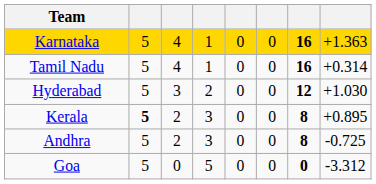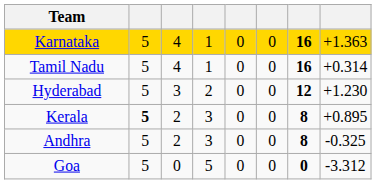(345, 91) +1.030 -> (345, 91) +1.230
(345, 141) -0.725 -> (345, 141) -0.325
